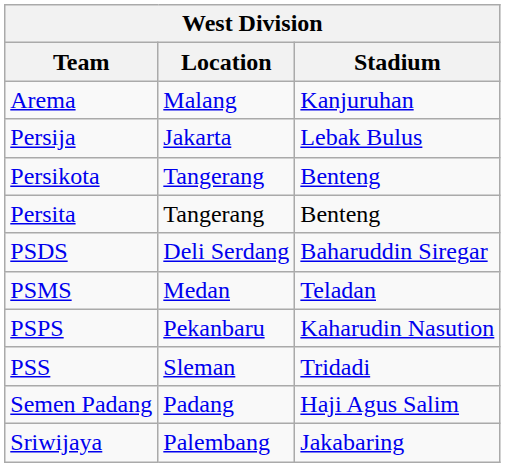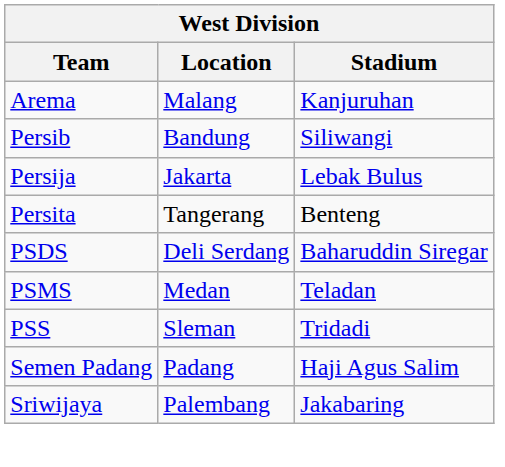+ row: (40, 137)
- row: (55, 175)
- row: (37, 328)
